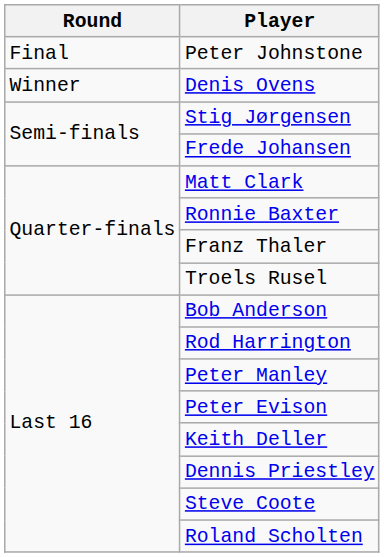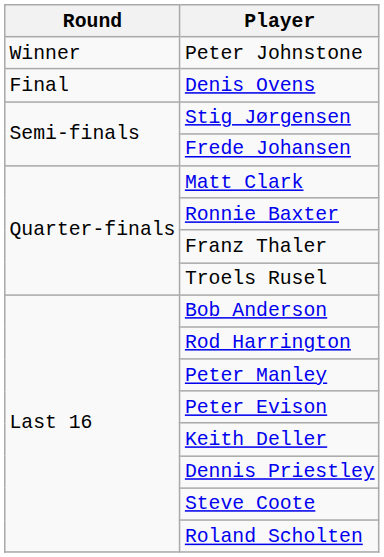(39, 53) Final -> (45, 53) Winner
(45, 85) Winner -> (39, 85) Final
